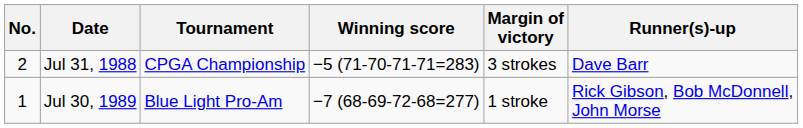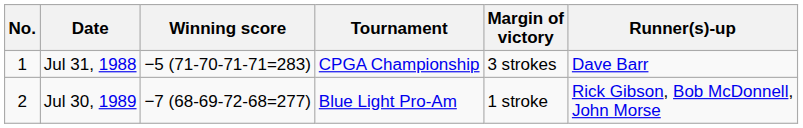columns swapped: (225, 28) <-> (396, 28)
(22, 64) 2 -> (22, 64) 1
(22, 101) 1 -> (22, 101) 2
